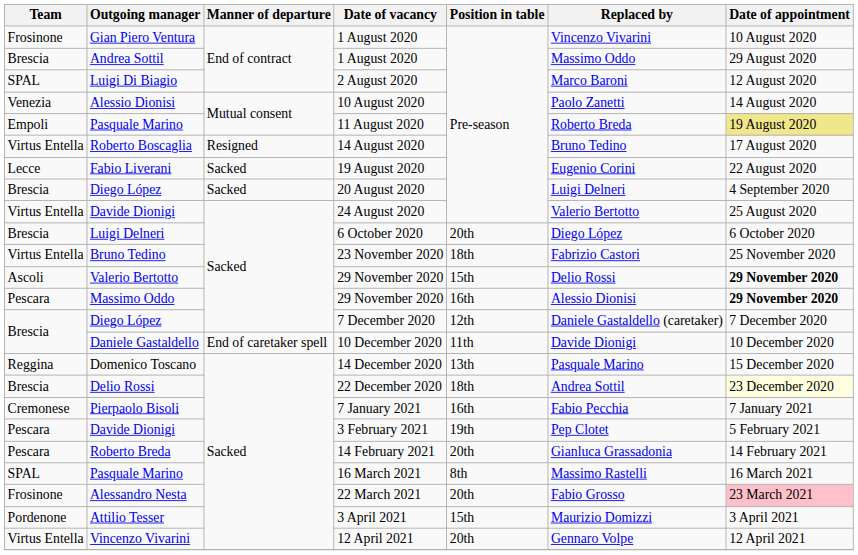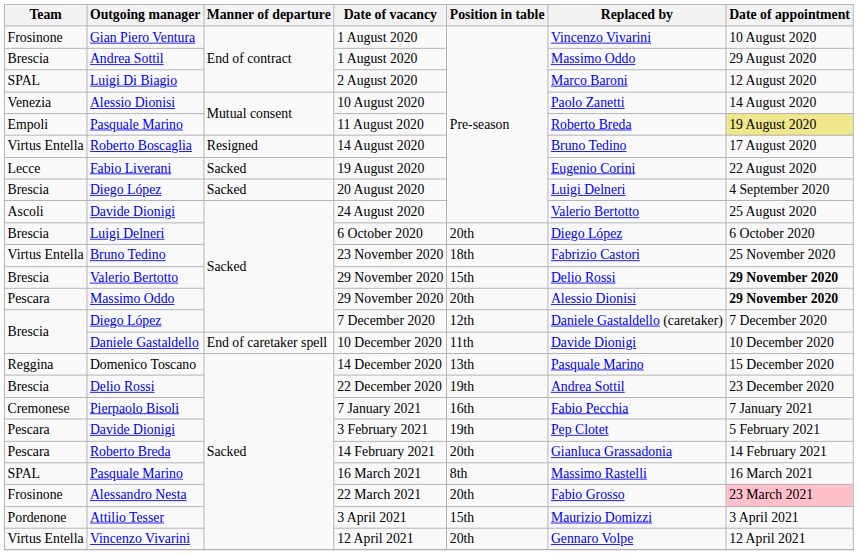(46, 211) Virtus Entella -> (26, 211) Ascoli
(26, 277) Ascoli -> (28, 277) Brescia
(462, 299) 16th -> (462, 299) 20th
(462, 386) 18th -> (462, 386) 19th
(781, 386) lightyellow background -> (781, 386) no background
